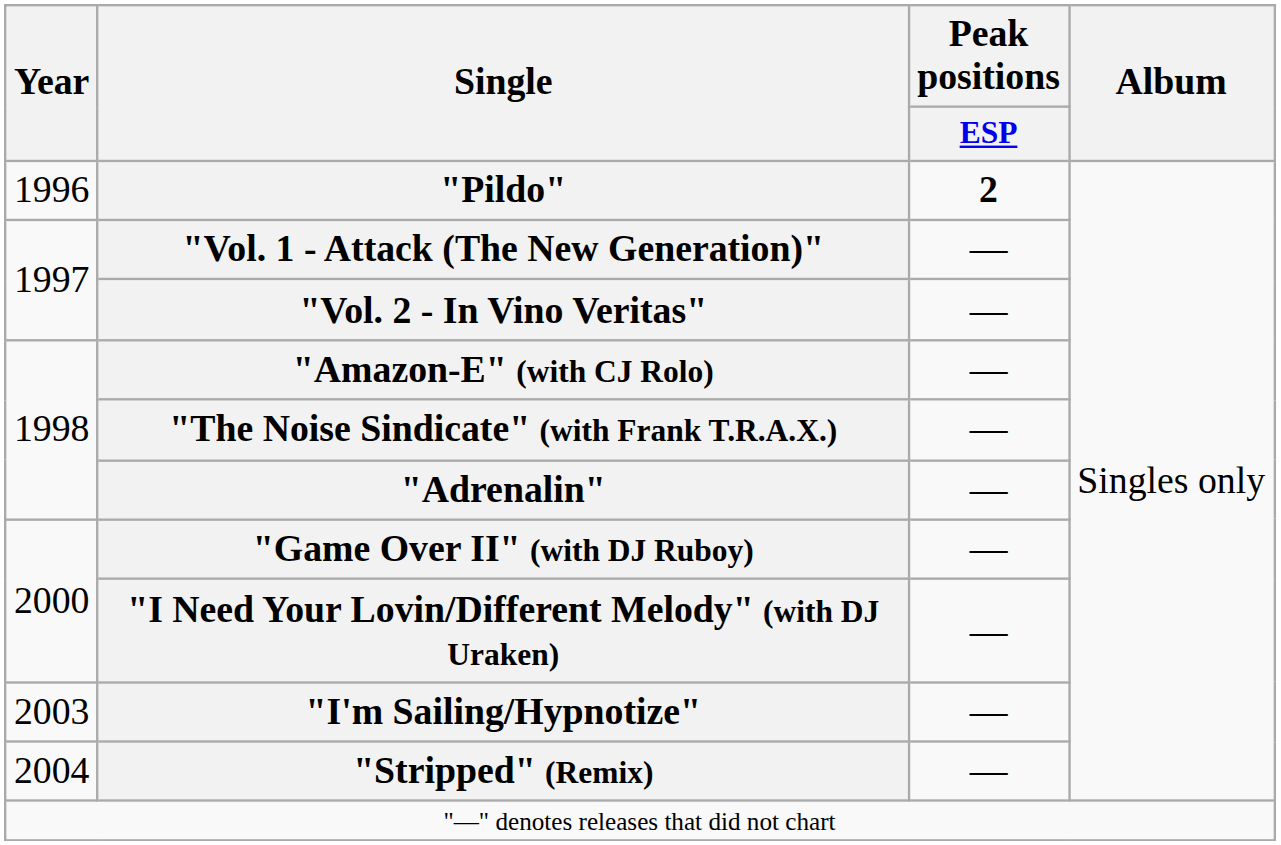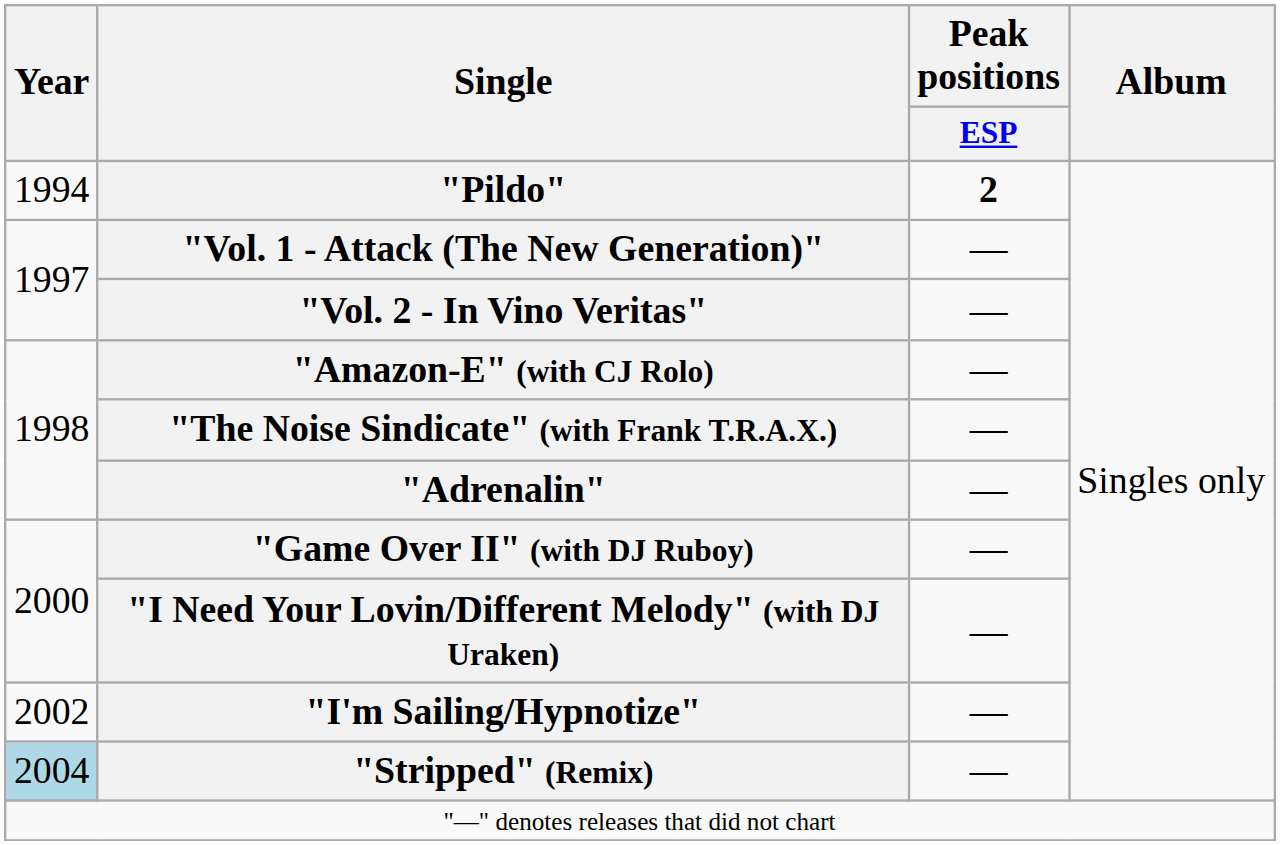(52, 189) 1996 -> (52, 189) 1994
(52, 711) 2003 -> (52, 711) 2002
(52, 770) no background -> (52, 770) lightblue background
